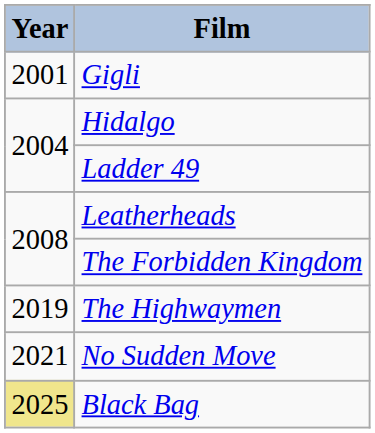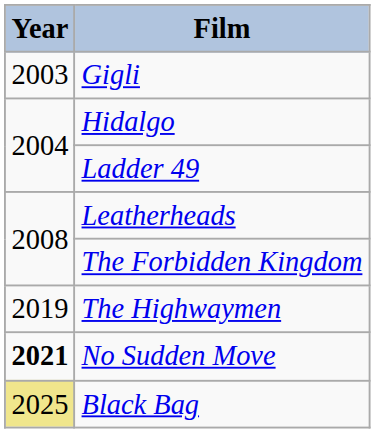(40, 74) 2001 -> (40, 74) 2003
(40, 356) normal -> (40, 356) bold
